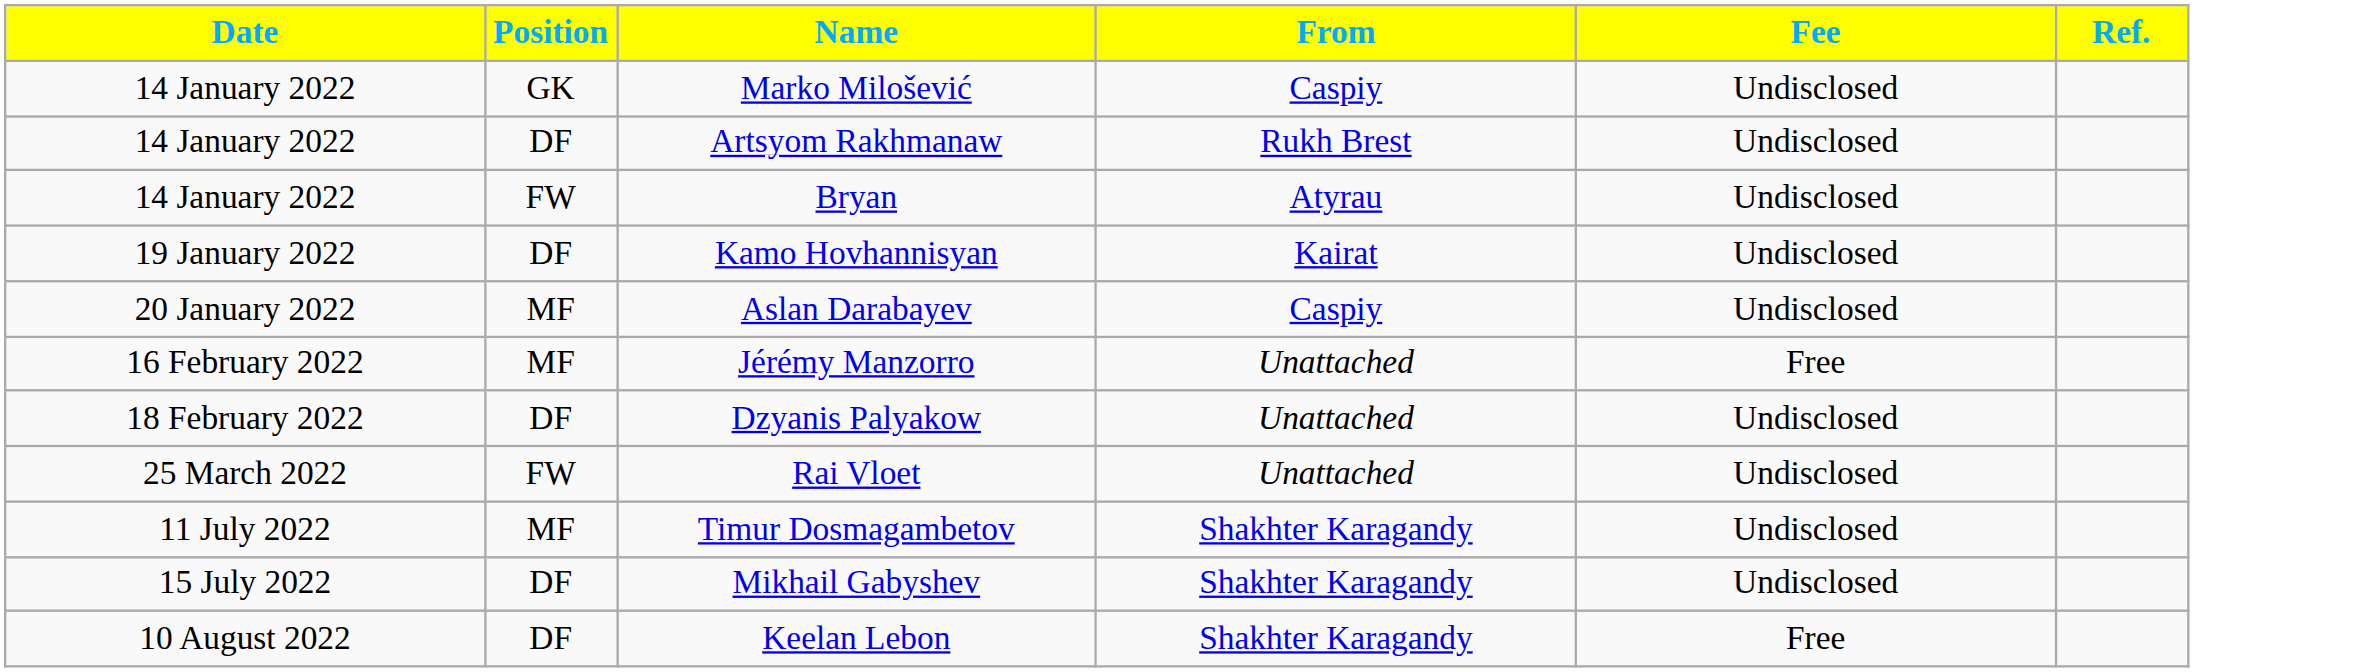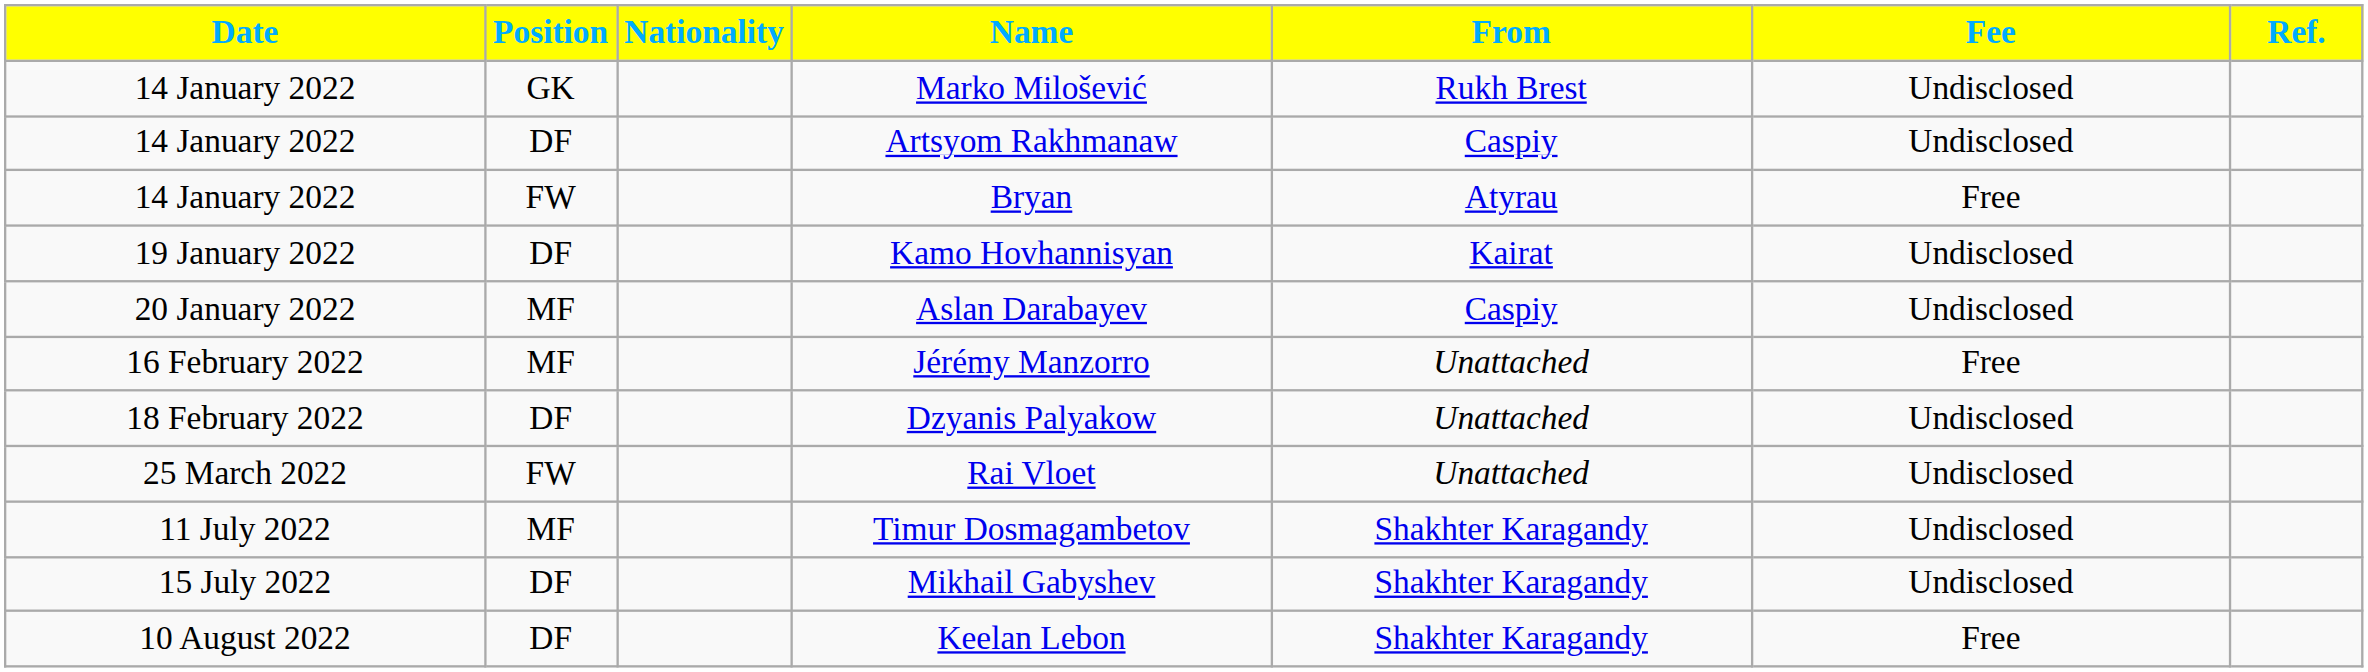+ column: (704, 32)
(1336, 87) Caspiy -> (1511, 87) Rukh Brest
(1336, 142) Rukh Brest -> (1511, 142) Caspiy
(1816, 197) Undisclosed -> (1991, 197) Free
